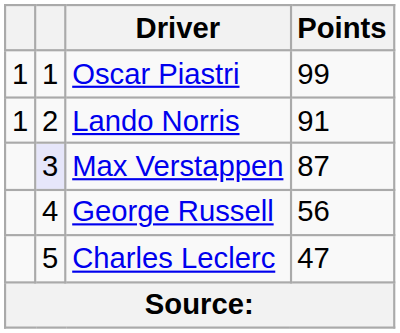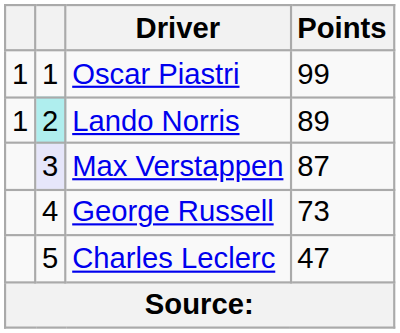(50, 120) no background -> (50, 120) paleturquoise background
(314, 120) 91 -> (314, 120) 89
(314, 212) 56 -> (314, 212) 73
